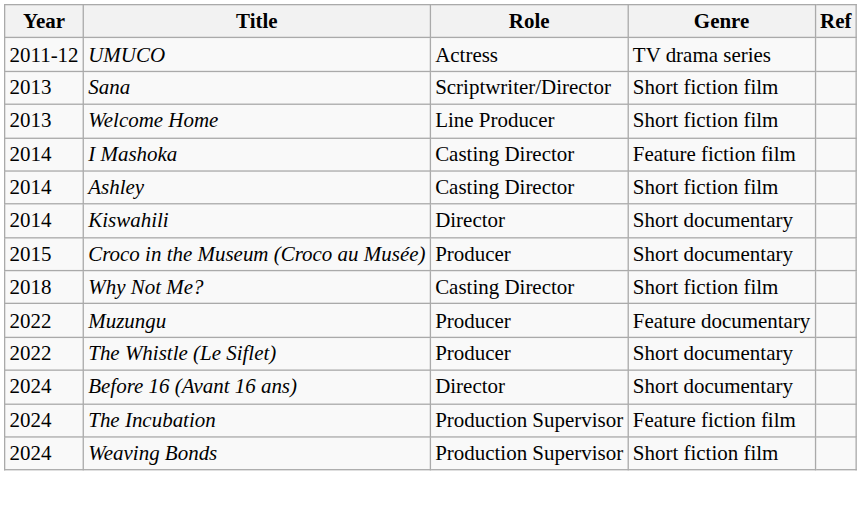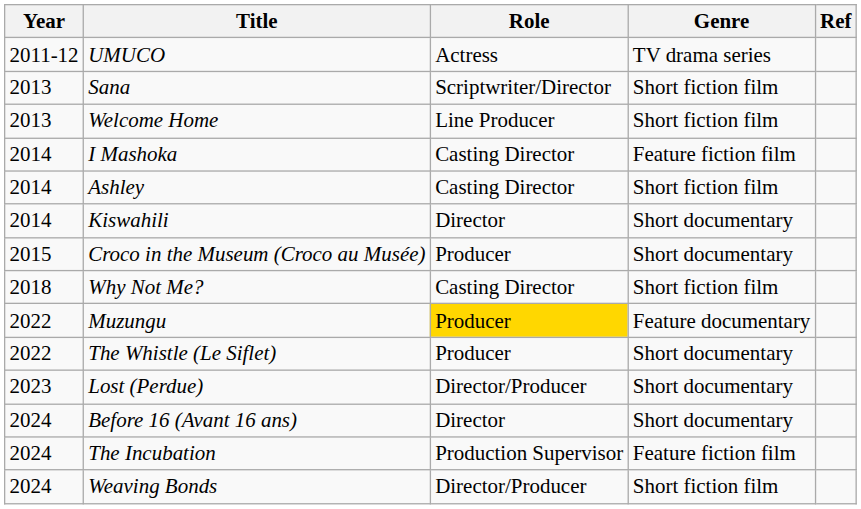(473, 320) no background -> (473, 320) gold background
+ row: (146, 386)
(529, 453) Production Supervisor -> (511, 486) Director/Producer
